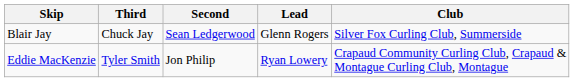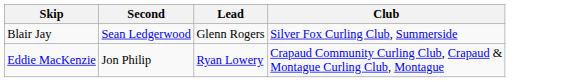- column: (131, 14)
